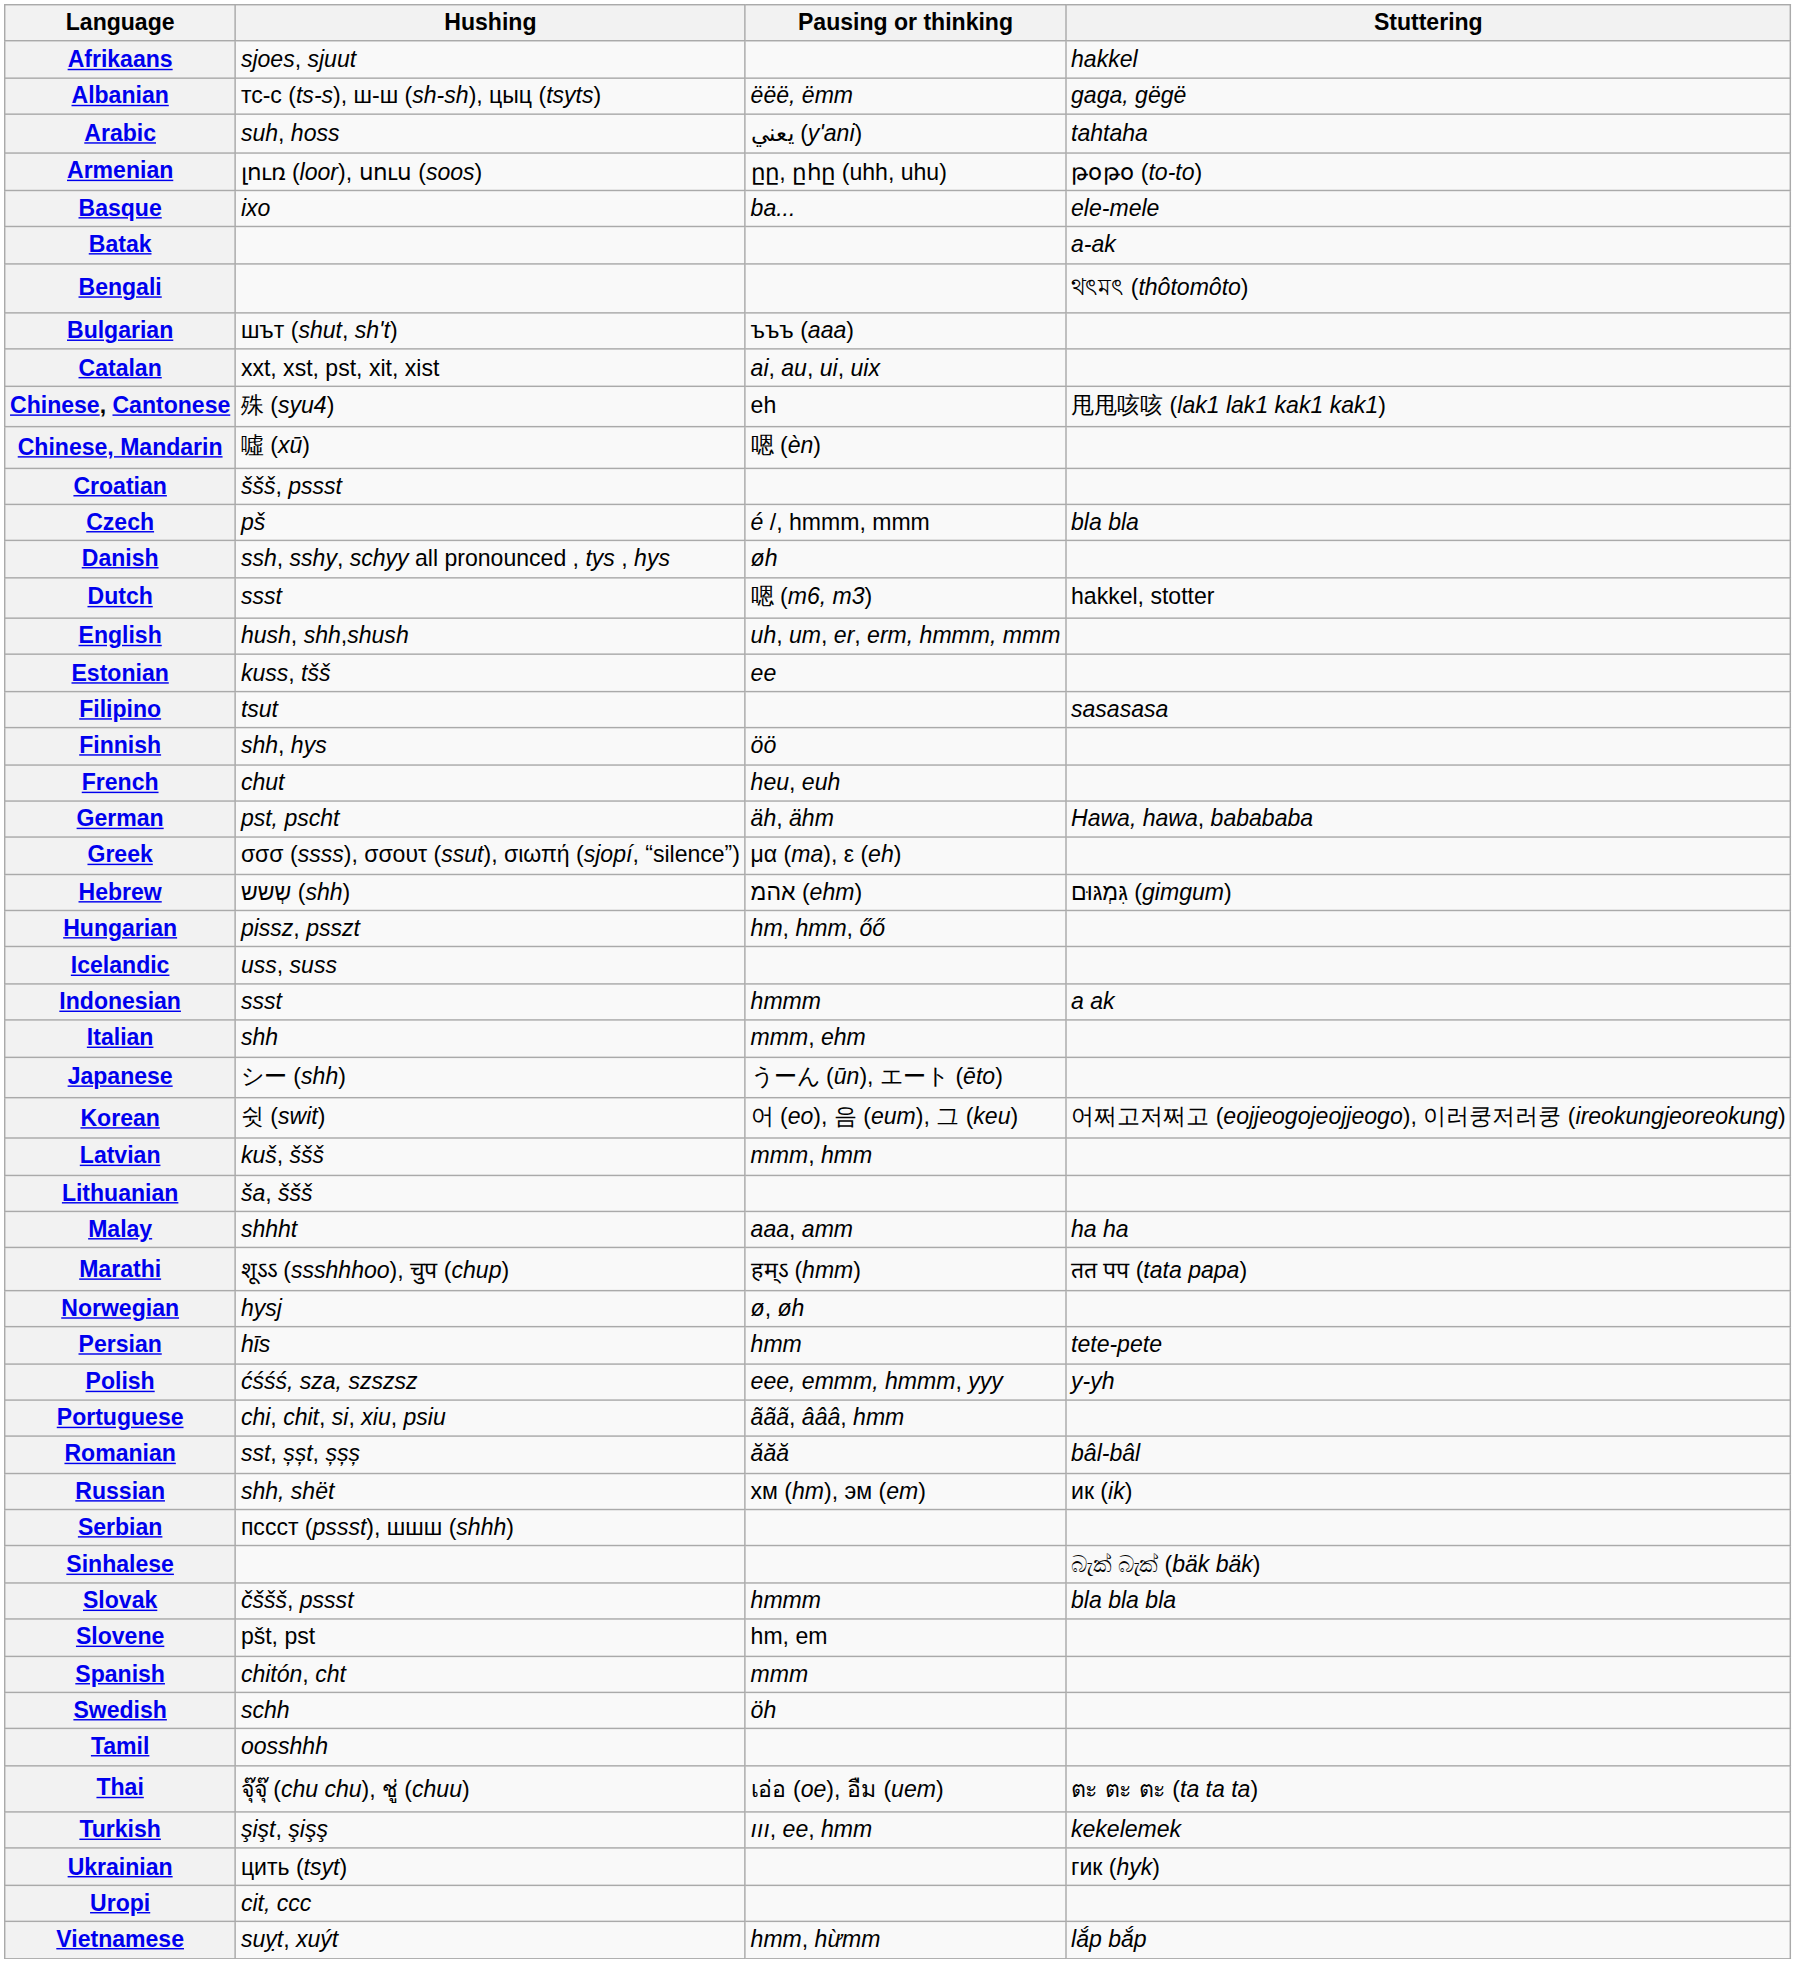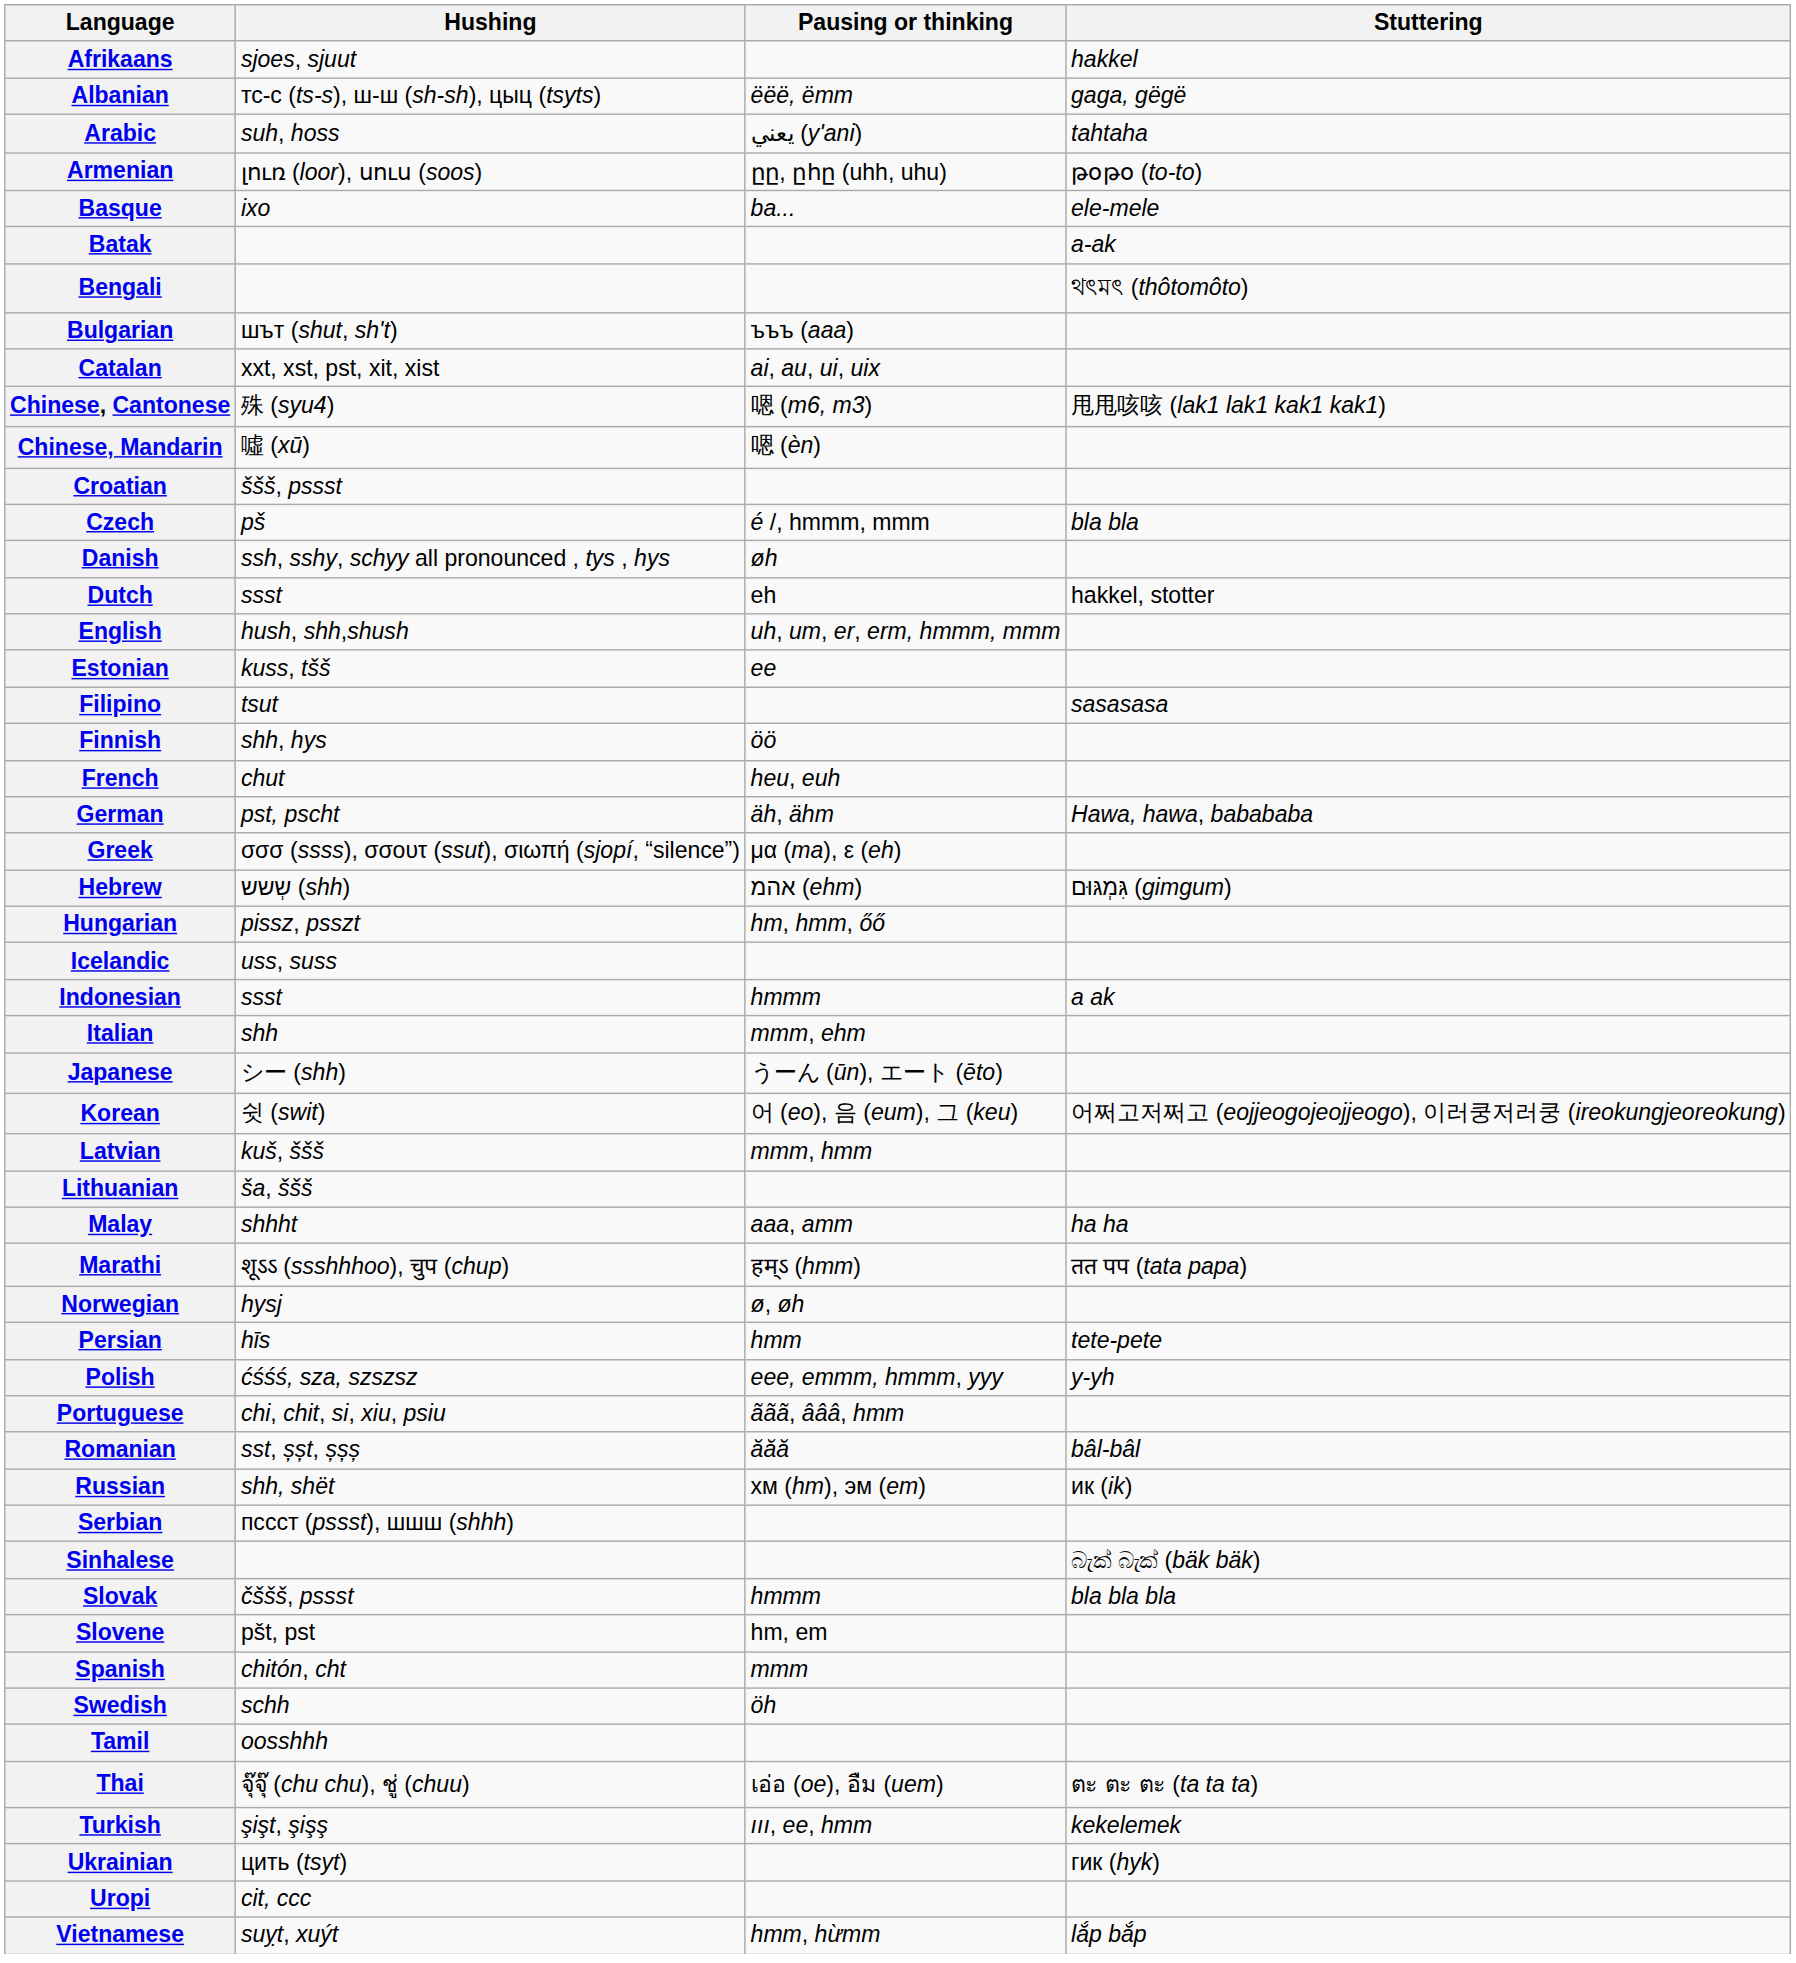(763, 406) eh -> (811, 405) 嗯 (m6, m3)
(811, 596) 嗯 (m6, m3) -> (763, 595) eh
